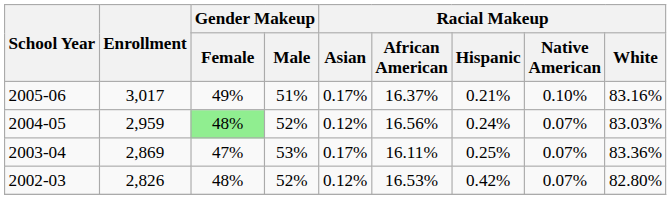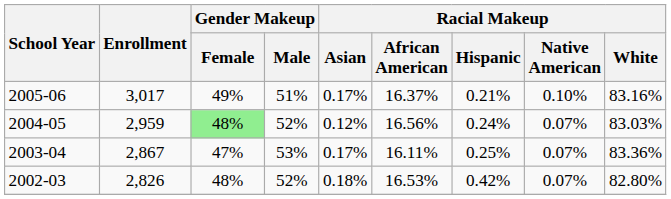(145, 152) 2,869 -> (145, 152) 2,867
(345, 180) 0.12% -> (345, 180) 0.18%
